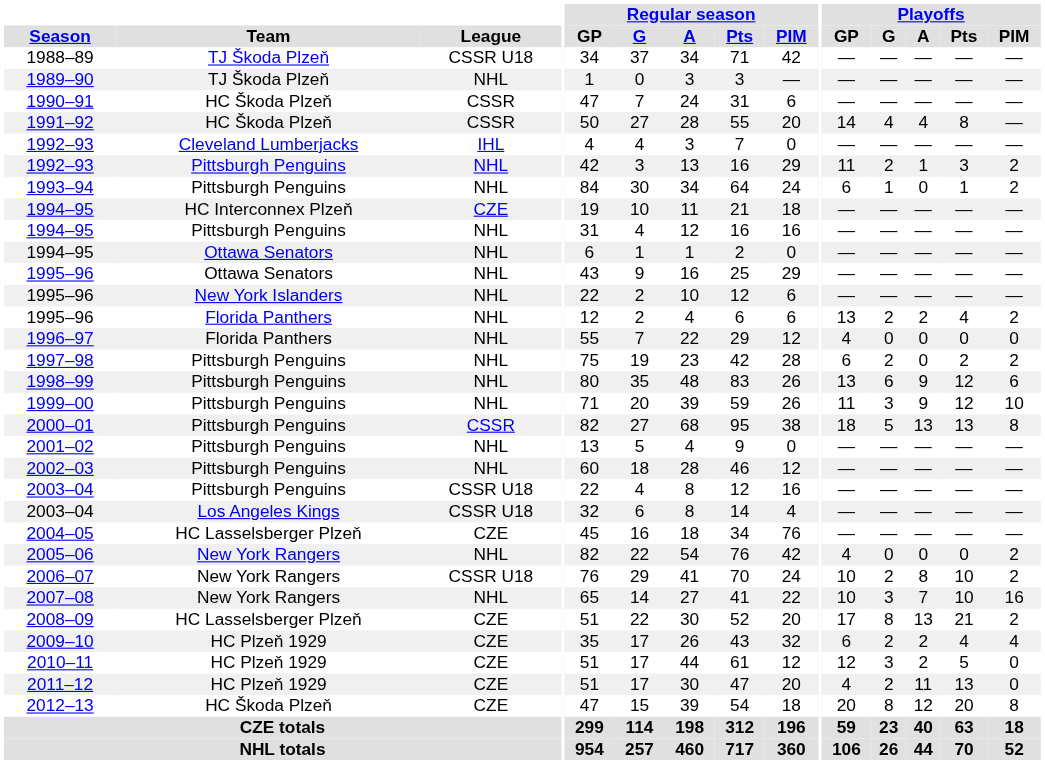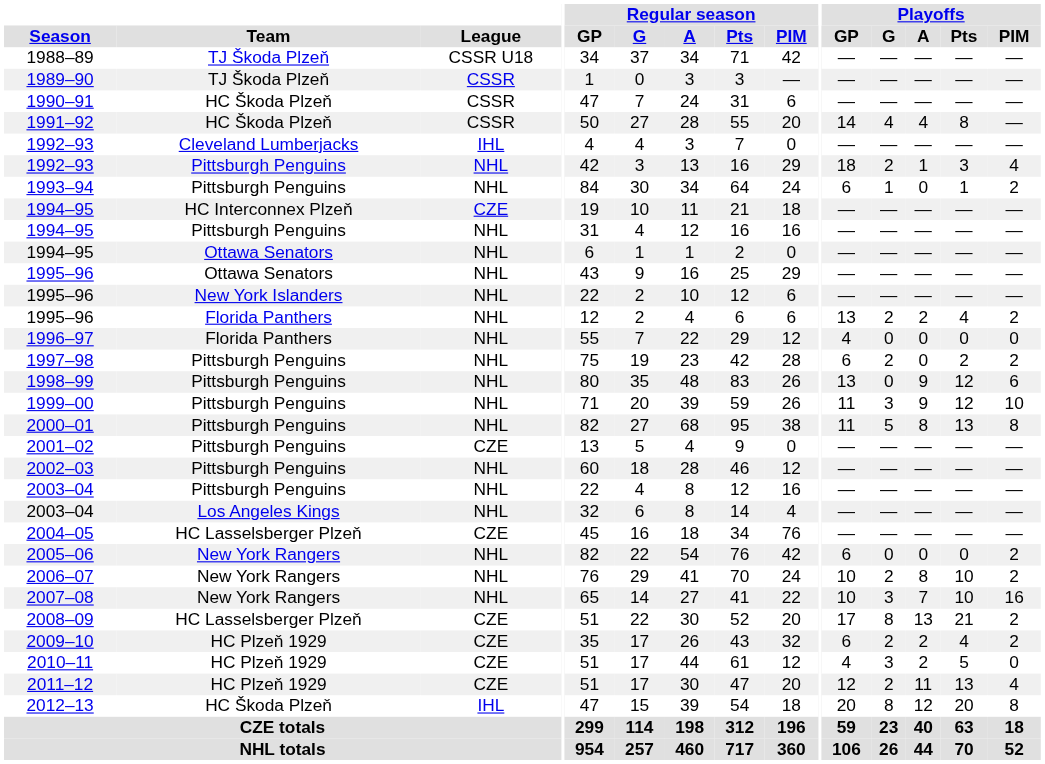(491, 79) NHL -> (491, 79) CSSR
(846, 165) 11 -> (846, 165) 18
(1014, 165) 2 -> (1014, 165) 4
(889, 381) 6 -> (889, 381) 0
(491, 425) CSSR -> (491, 425) NHL
(846, 425) 18 -> (846, 425) 11
(923, 425) 13 -> (923, 425) 8
(491, 446) NHL -> (491, 446) CZE
(491, 489) CSSR U18 -> (491, 489) NHL
(491, 511) CSSR U18 -> (491, 511) NHL
(846, 554) 4 -> (846, 554) 6
(491, 576) CSSR U18 -> (491, 576) NHL
(1014, 641) 4 -> (1014, 641) 2
(846, 662) 12 -> (846, 662) 4
(846, 684) 4 -> (846, 684) 12
(1014, 684) 0 -> (1014, 684) 4
(491, 705) CZE -> (491, 705) IHL
